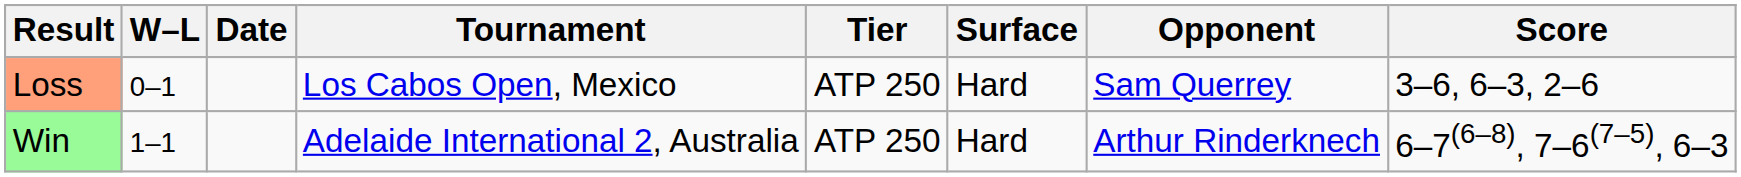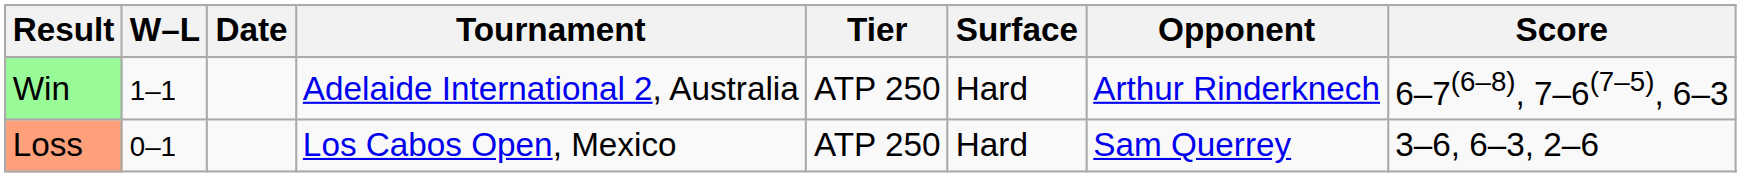rows swapped: (48, 83) <-> (41, 140)
